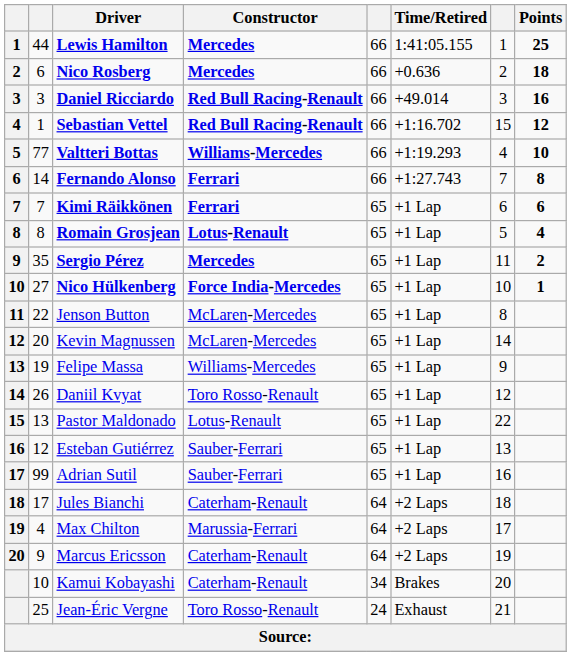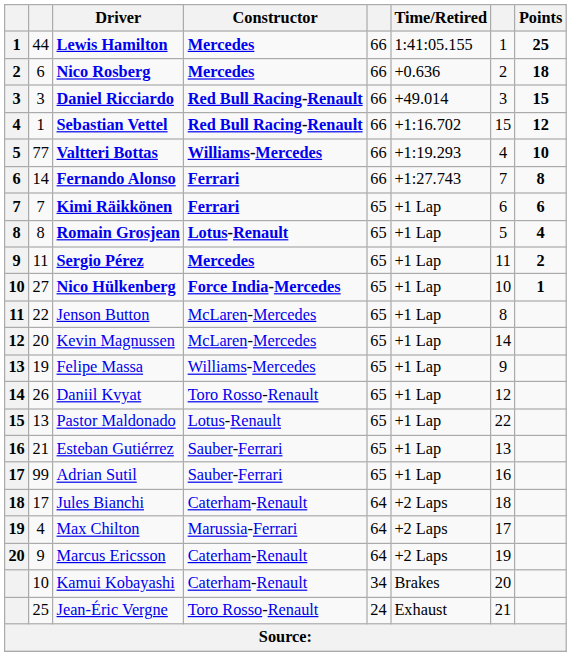(541, 98) 16 -> (541, 98) 15
(41, 259) 35 -> (41, 259) 11
(41, 448) 12 -> (41, 448) 21
